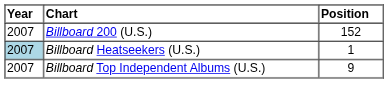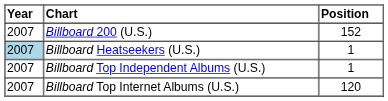(351, 68) 9 -> (351, 68) 1
+ row: (142, 86)
